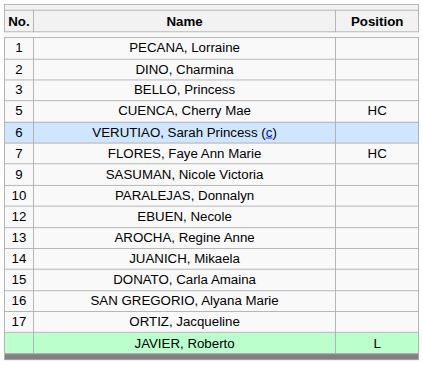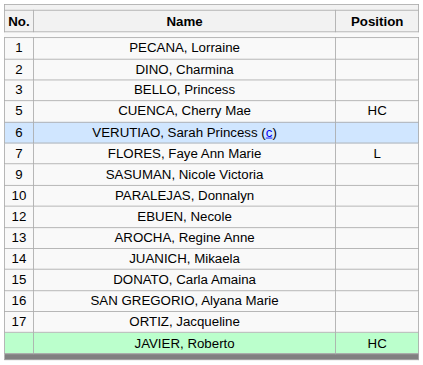(377, 153) HC -> (377, 153) L
(377, 343) L -> (377, 343) HC
